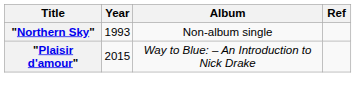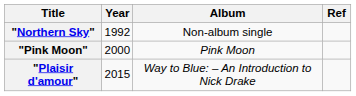(117, 31) 1993 -> (117, 31) 1992
+ row: (53, 50)
